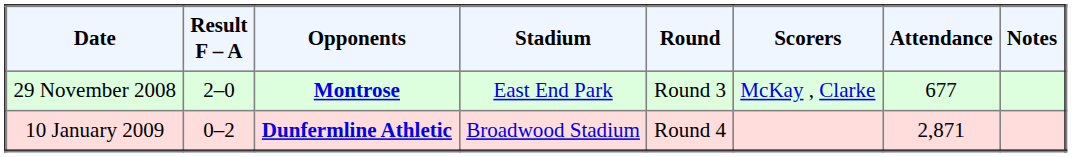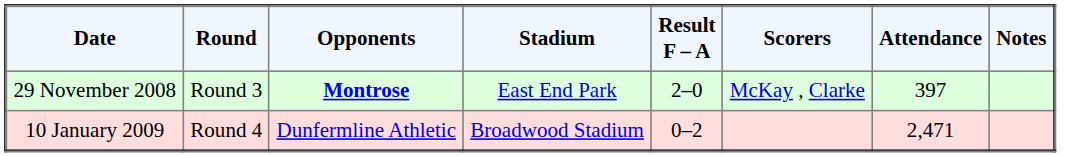columns swapped: (690, 38) <-> (219, 38)
(941, 90) 677 -> (931, 90) 397
(357, 130) bold -> (366, 130) normal
(941, 130) 2,871 -> (931, 130) 2,471
